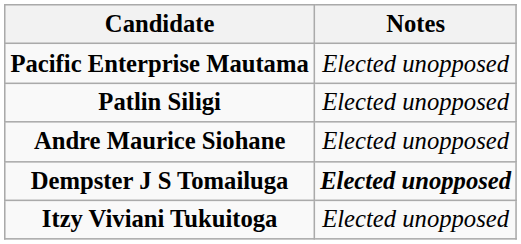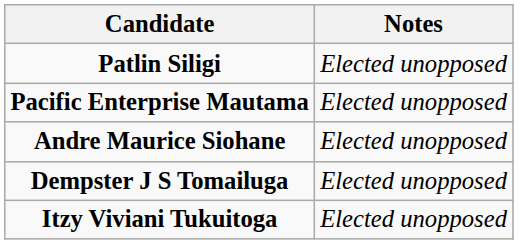rows swapped: (160, 63) <-> (160, 102)
(416, 180) bold -> (414, 180) normal
